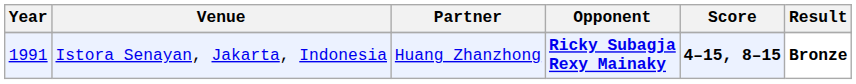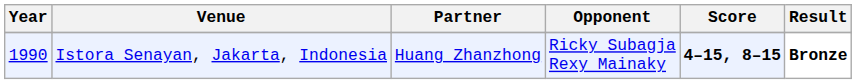(28, 55) 1991 -> (28, 55) 1990
(612, 55) bold -> (612, 55) normal
